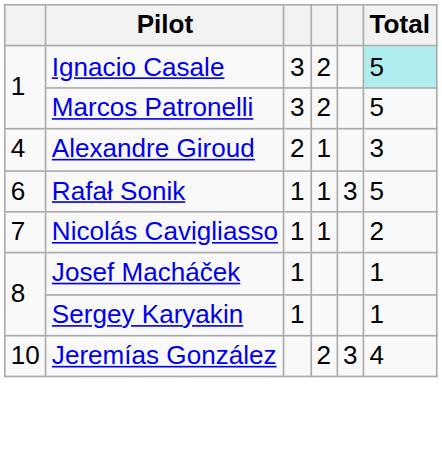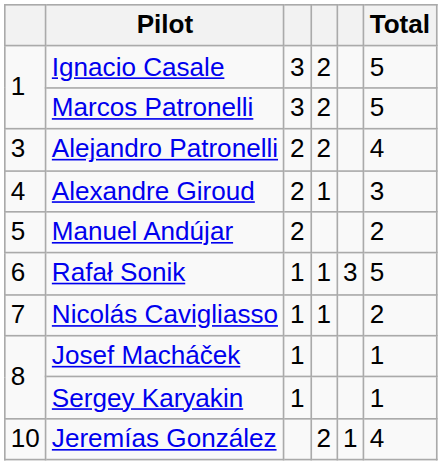(377, 66) paleturquoise background -> (377, 66) no background
+ row: (165, 149)
+ row: (142, 231)
(350, 356) 3 -> (350, 438) 1
